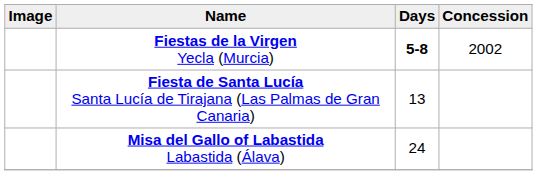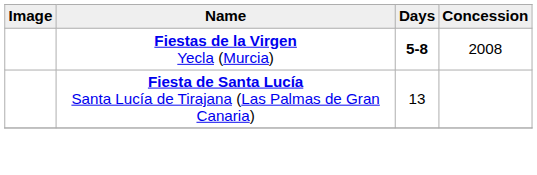(485, 49) 2002 -> (485, 49) 2008
- row: (226, 148)
